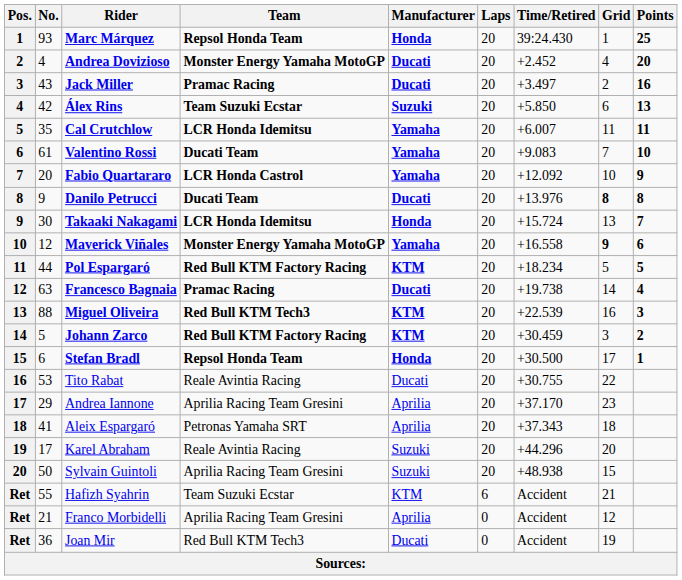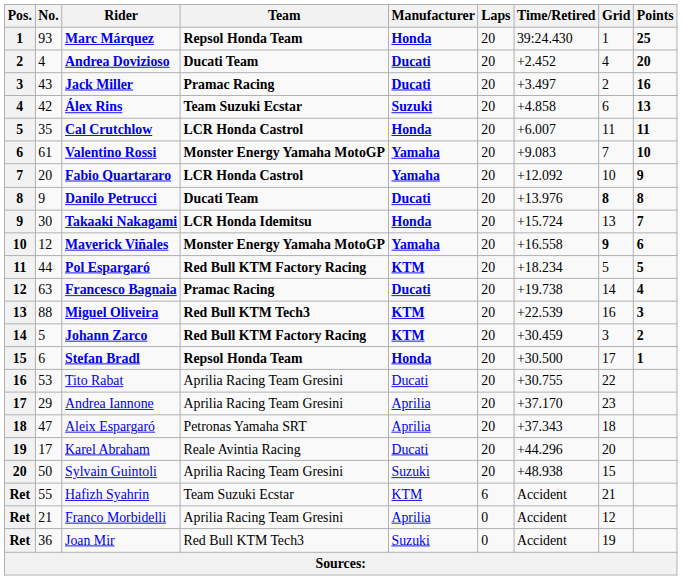(284, 61) Monster Energy Yamaha MotoGP -> (221, 61) Ducati Team
(536, 107) +5.850 -> (536, 107) +4.858
(248, 130) LCR Honda Idemitsu -> (243, 130) LCR Honda Castrol
(416, 130) Yamaha -> (411, 130) Honda
(221, 152) Ducati Team -> (284, 152) Monster Energy Yamaha MotoGP
(242, 381) Reale Avintia Racing -> (263, 381) Aprilia Racing Team Gresini
(45, 426) 41 -> (45, 426) 47
(411, 449) Suzuki -> (410, 449) Ducati
(410, 540) Ducati -> (411, 540) Suzuki
